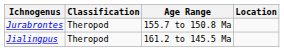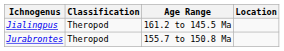rows swapped: (32, 39) <-> (35, 25)
